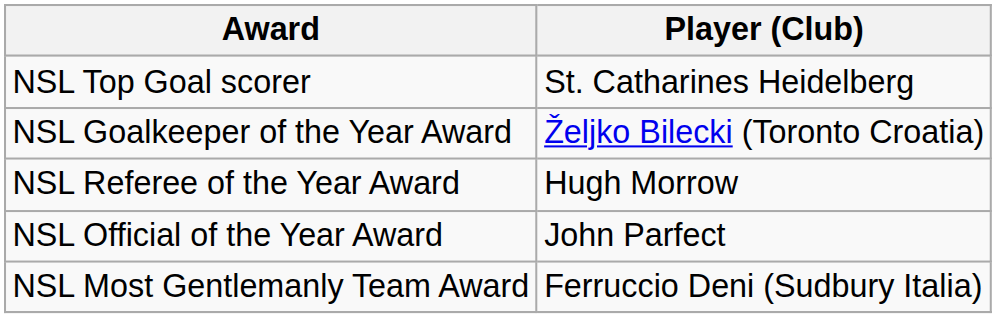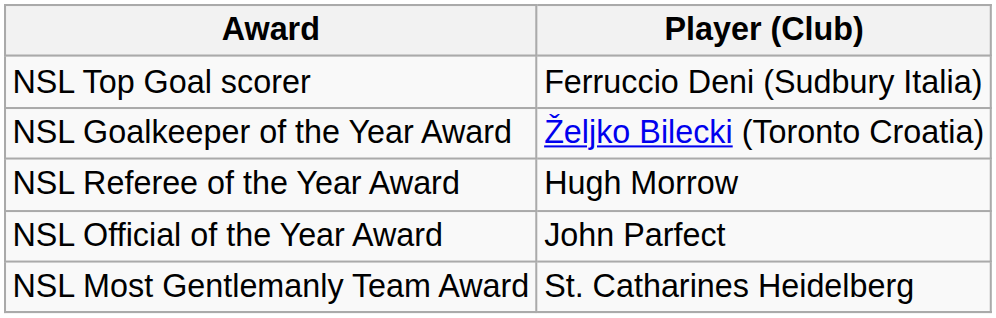(729, 81) St. Catharines Heidelberg -> (763, 81) Ferruccio Deni (Sudbury Italia)
(763, 286) Ferruccio Deni (Sudbury Italia) -> (729, 286) St. Catharines Heidelberg
